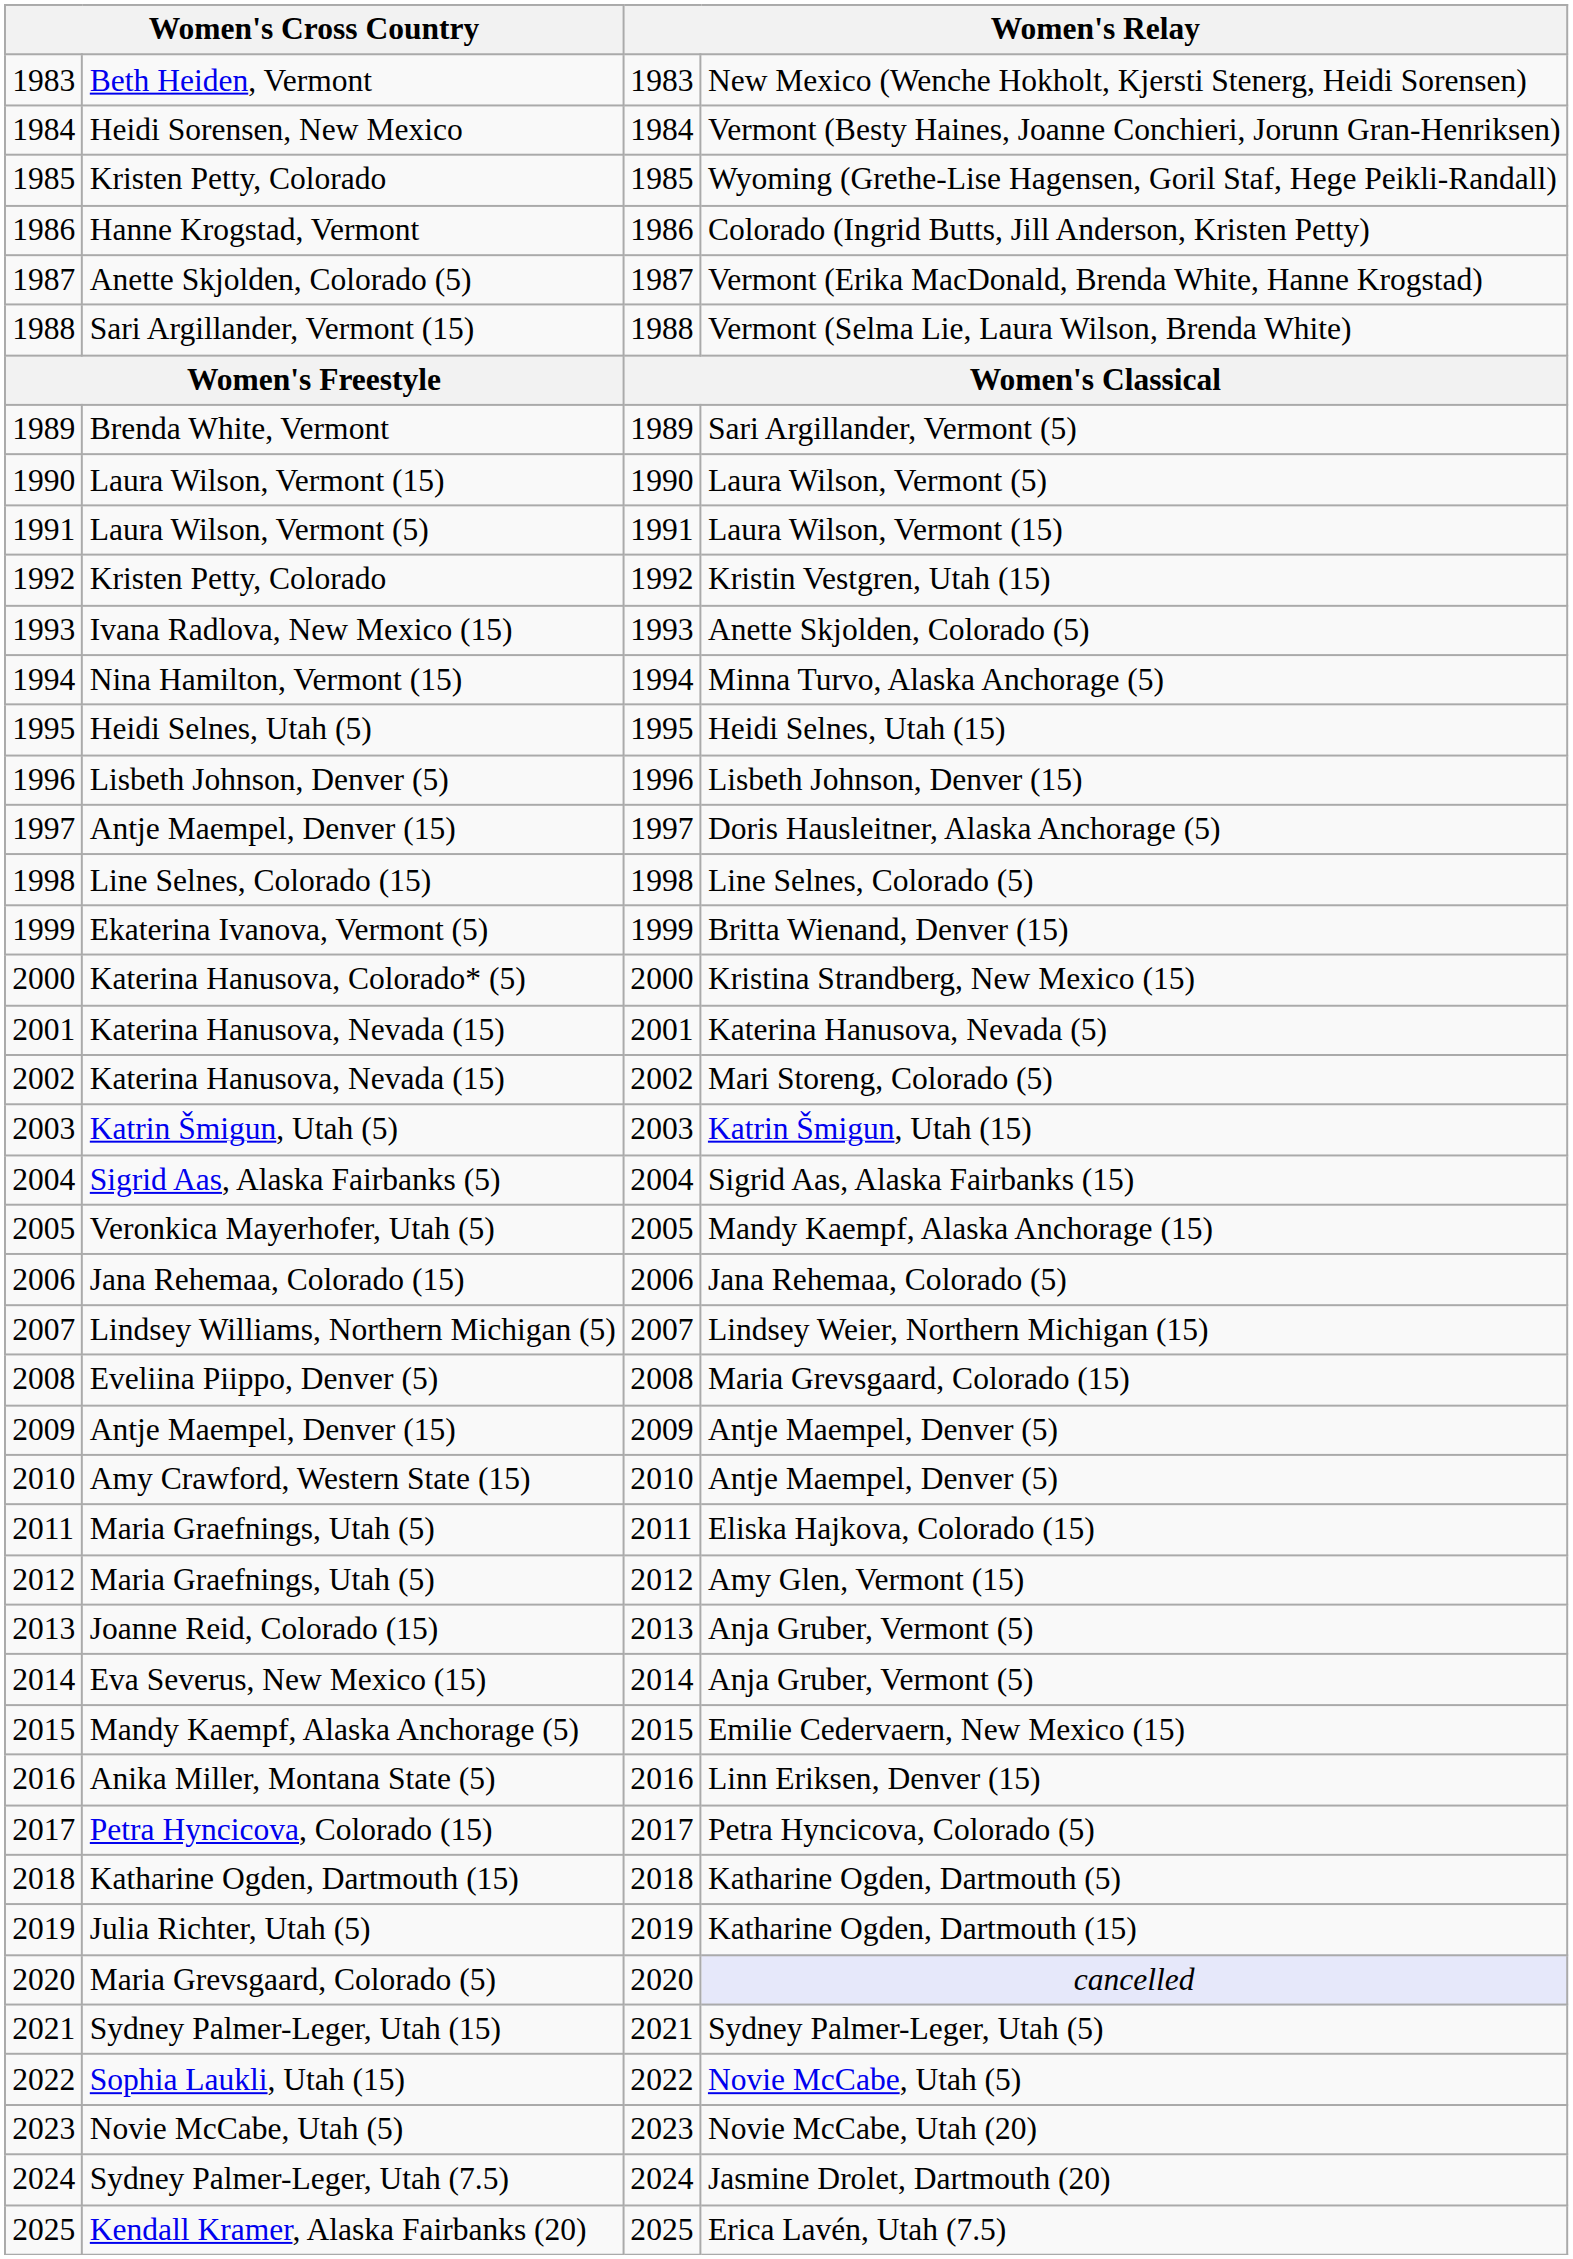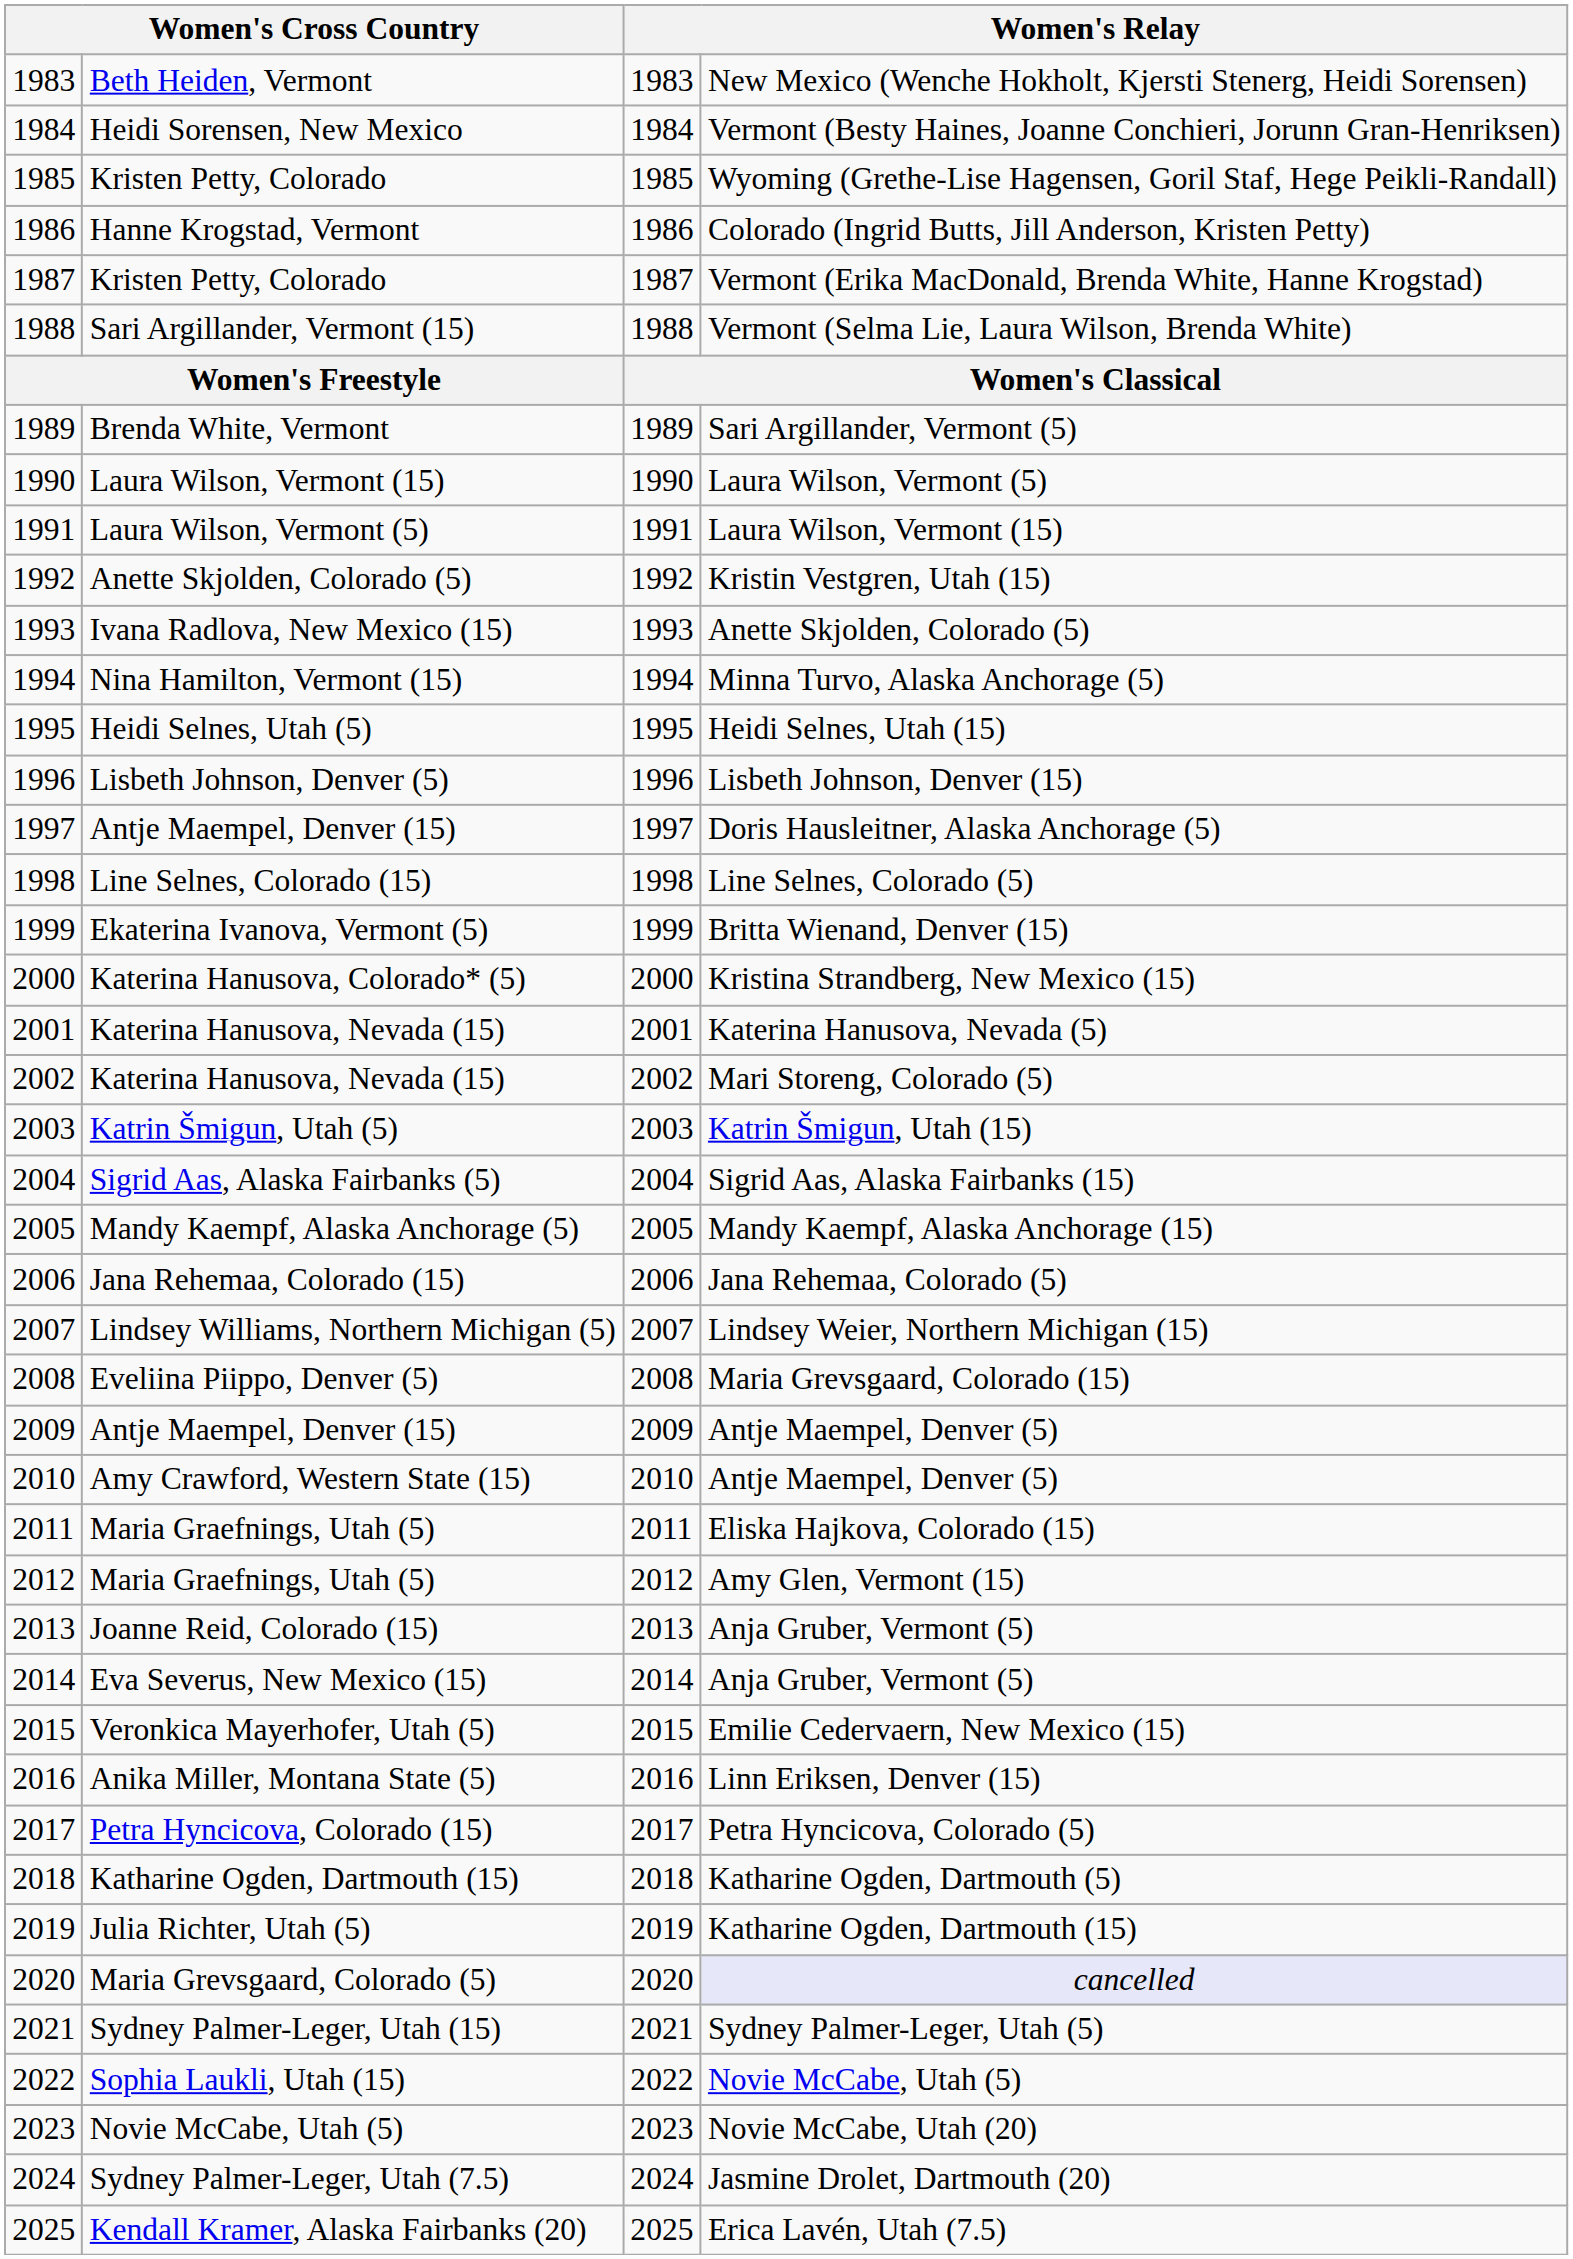(281, 279) Anette Skjolden, Colorado (5) -> (238, 279) Kristen Petty, Colorado
(238, 579) Kristen Petty, Colorado -> (281, 579) Anette Skjolden, Colorado (5)
(292, 1229) Veronkica Mayerhofer, Utah (5) -> (334, 1229) Mandy Kaempf, Alaska Anchorage (5)
(334, 1729) Mandy Kaempf, Alaska Anchorage (5) -> (292, 1729) Veronkica Mayerhofer, Utah (5)
